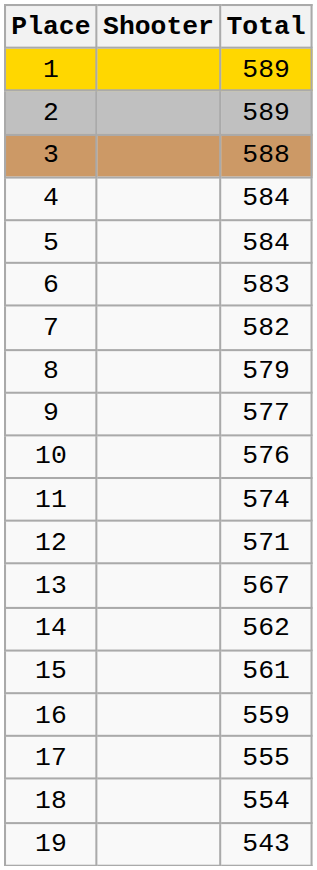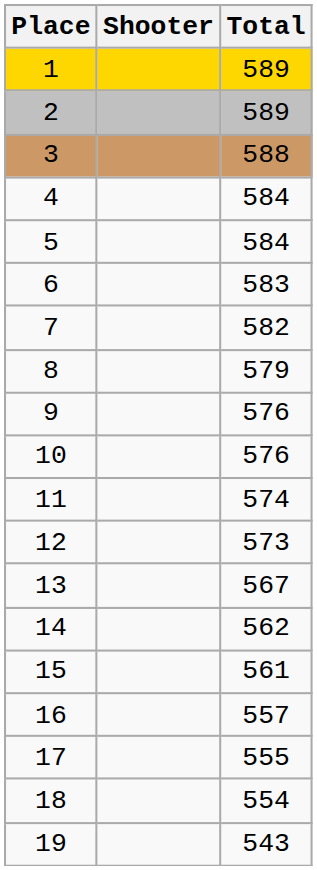(266, 414) 577 -> (266, 414) 576
(266, 543) 571 -> (266, 543) 573
(266, 715) 559 -> (266, 715) 557
